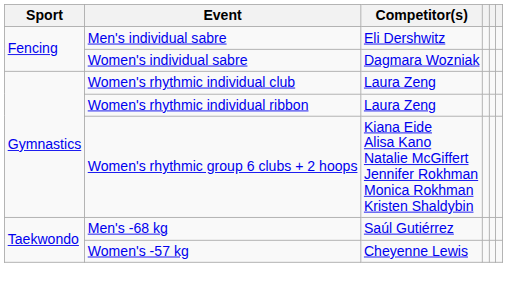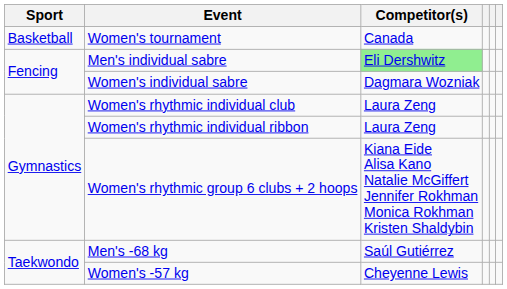+ row: (154, 37)
(405, 37) no background -> (405, 60) lightgreen background
